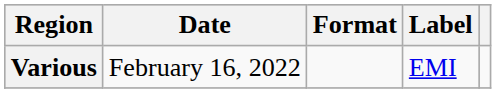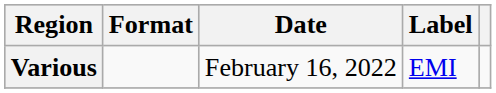columns swapped: (205, 25) <-> (355, 25)
